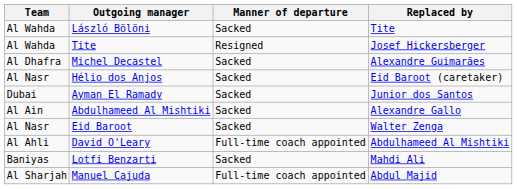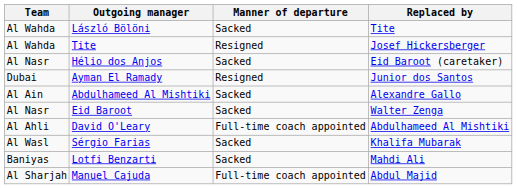- row: (117, 61)
(233, 94) Sacked -> (239, 78) Resigned
+ row: (111, 143)
